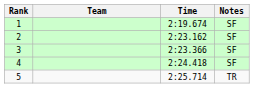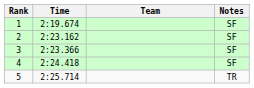columns swapped: (97, 11) <-> (188, 11)
